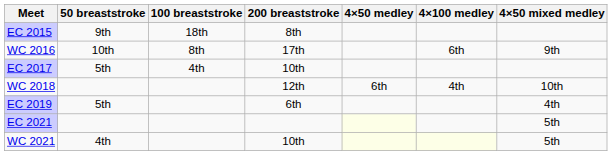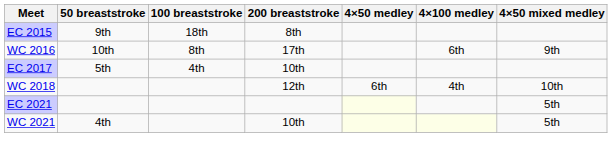- row: (29, 104)
